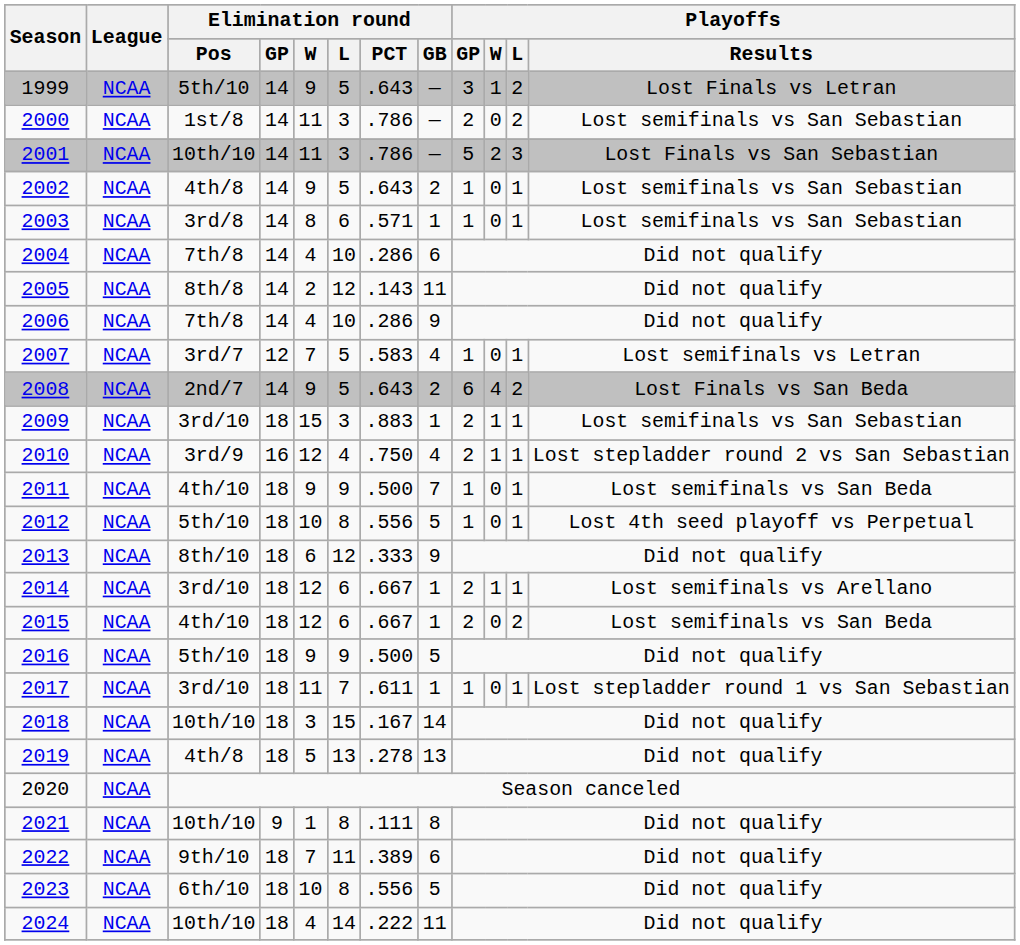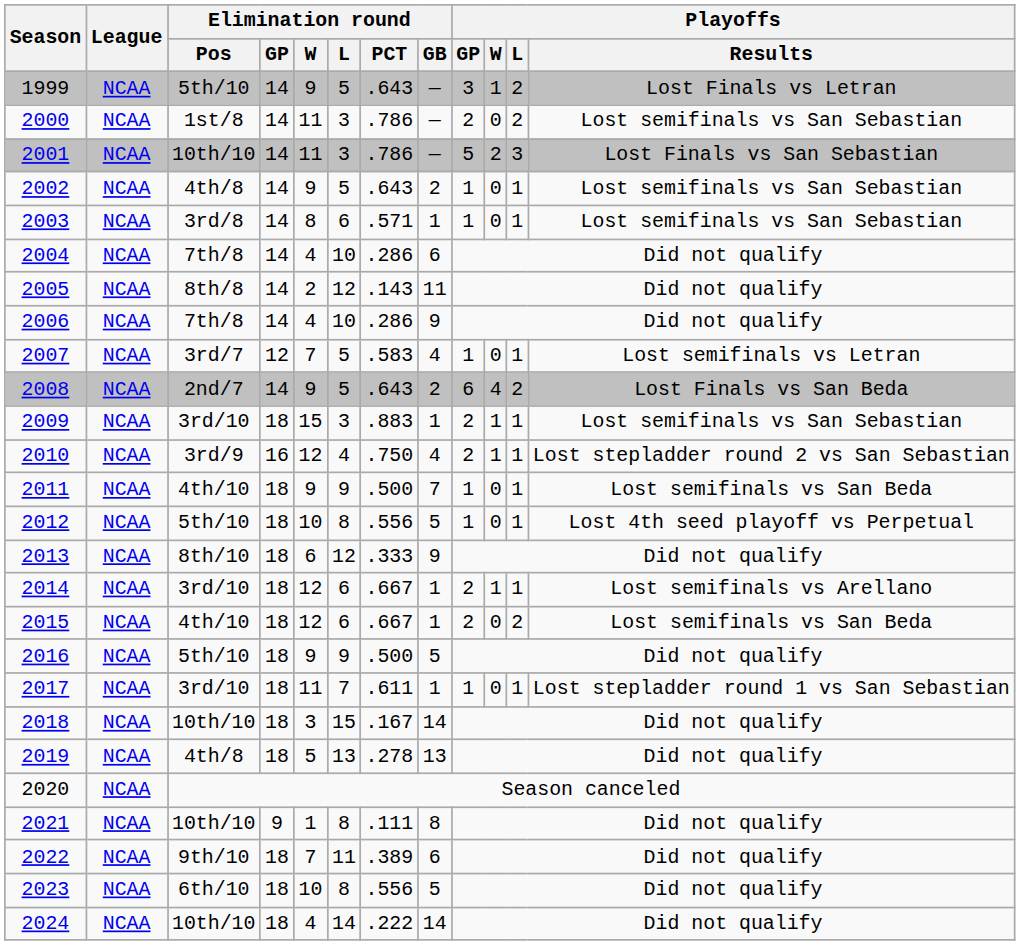(435, 923) 11 -> (435, 923) 14
